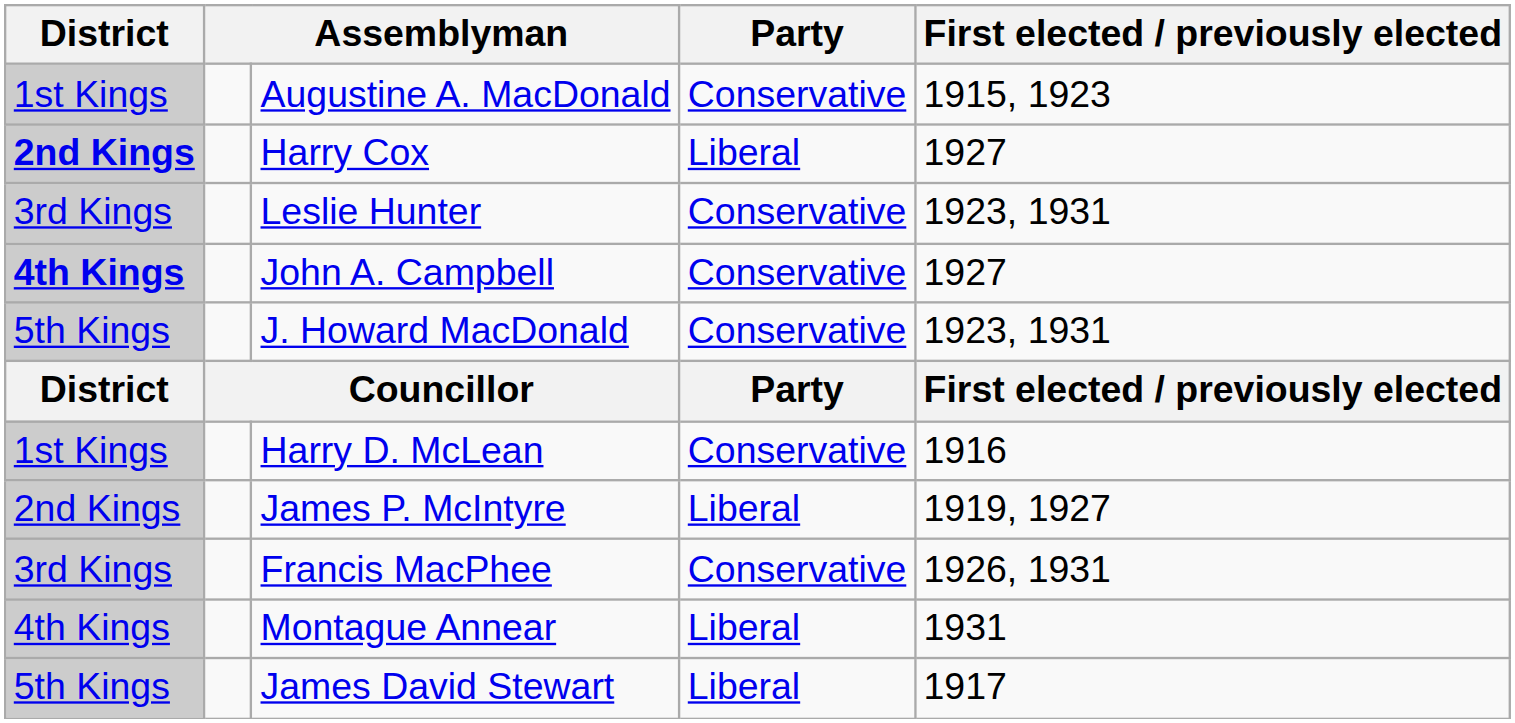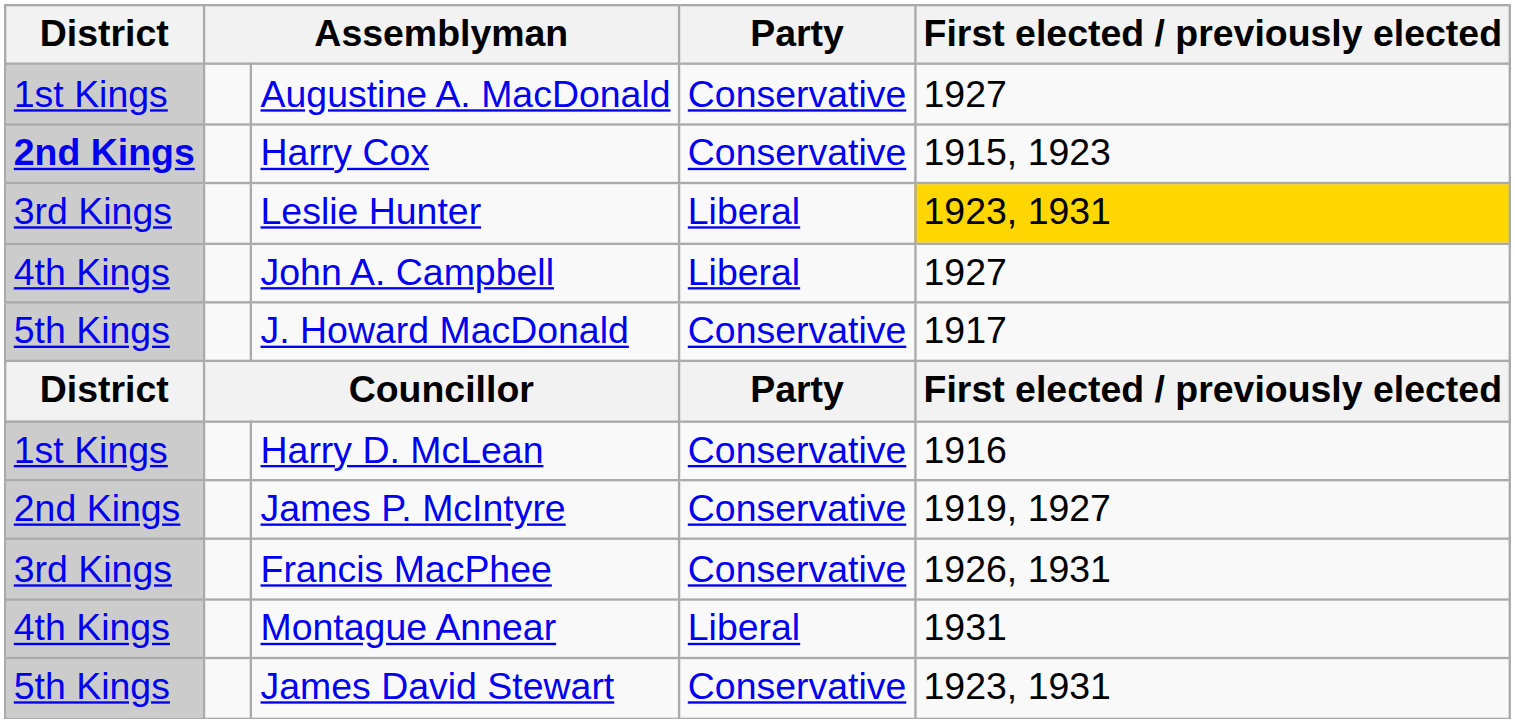(1017, 93) 1915, 1923 -> (965, 93) 1927
(744, 152) Liberal -> (797, 152) Conservative
(965, 152) 1927 -> (1017, 152) 1915, 1923
(797, 212) Conservative -> (744, 212) Liberal
(1017, 212) no background -> (1017, 212) gold background
(99, 271) bold -> (92, 271) normal
(797, 271) Conservative -> (744, 271) Liberal
(1017, 331) 1923, 1931 -> (965, 331) 1917
(744, 509) Liberal -> (797, 509) Conservative
(744, 687) Liberal -> (797, 687) Conservative
(965, 687) 1917 -> (1017, 687) 1923, 1931
